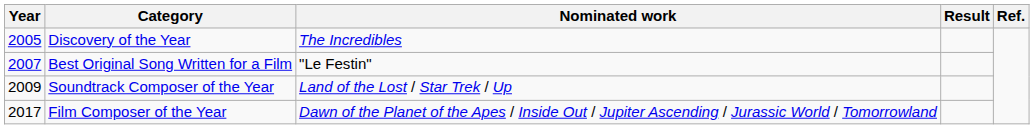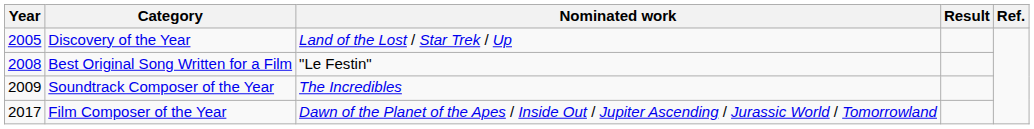(350, 40) The Incredibles -> (406, 40) Land of the Lost / Star Trek / Up
(25, 64) 2007 -> (25, 64) 2008
(406, 87) Land of the Lost / Star Trek / Up -> (350, 87) The Incredibles
